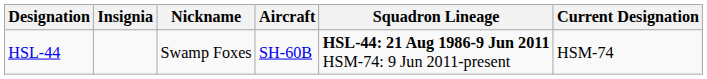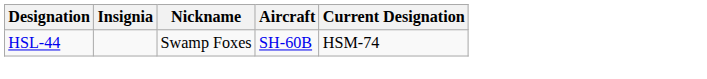- column: (436, 17)
